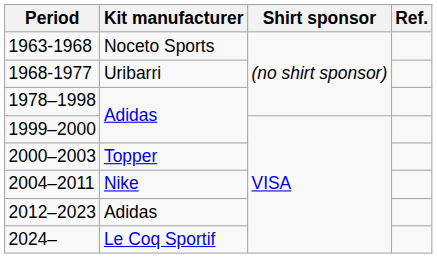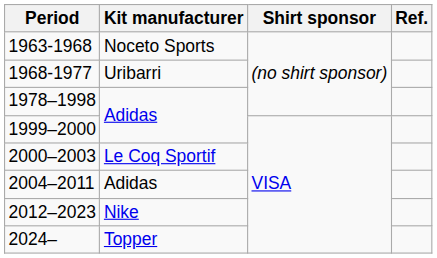(131, 156) Topper -> (160, 156) Le Coq Sportif
(121, 184) Nike -> (131, 184) Adidas
(131, 211) Adidas -> (121, 211) Nike
(160, 239) Le Coq Sportif -> (131, 239) Topper
